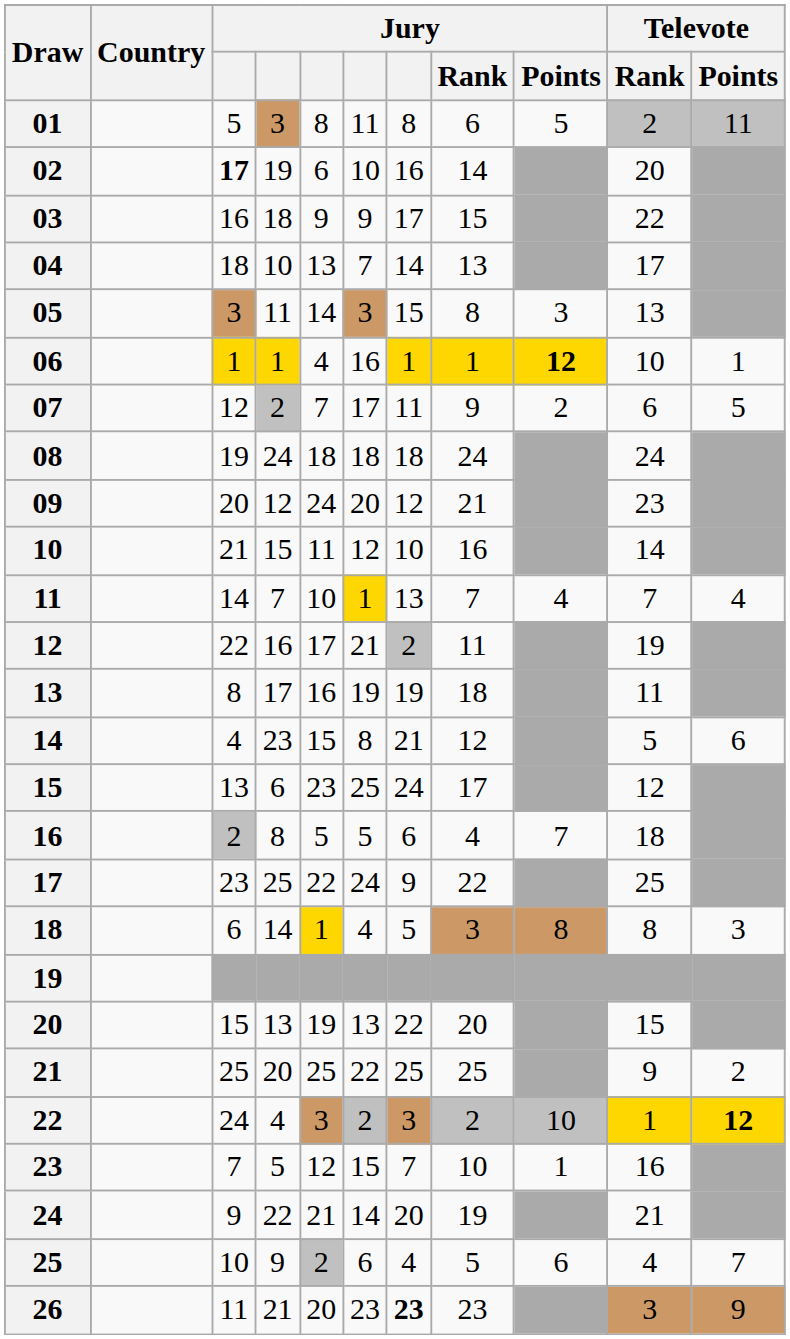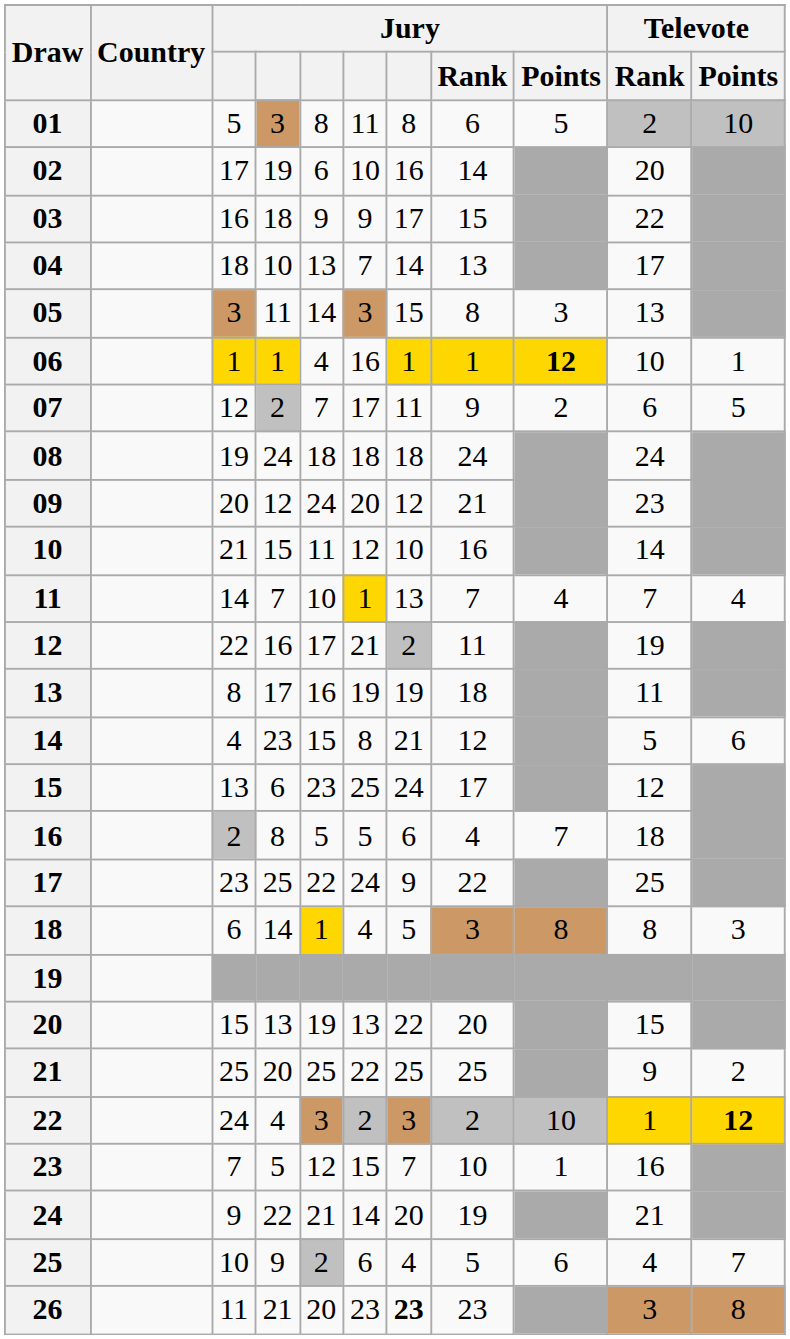(738, 123) 11 -> (738, 123) 10
(234, 170) bold -> (234, 170) normal
(738, 1309) 9 -> (738, 1309) 8
